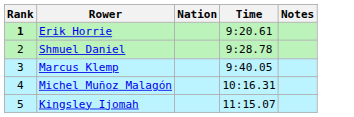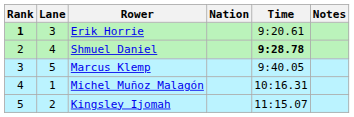+ column: (52, 13)
(249, 49) normal -> (281, 49) bold
